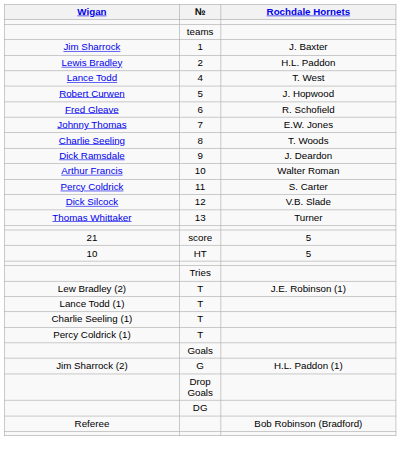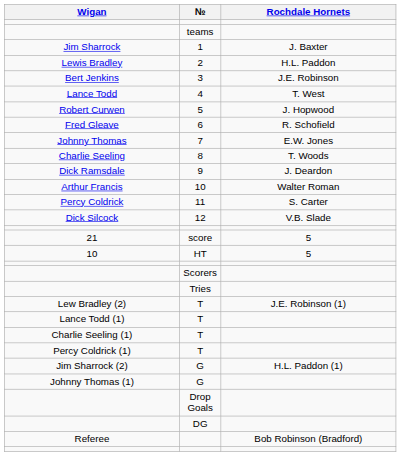+ row: (92, 78)
- row: (92, 217)
+ row: (92, 273)
- row: (92, 351)
+ row: (92, 381)
